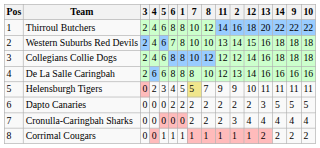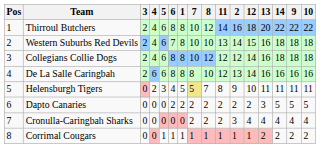(220, 89) 9 -> (220, 89) 8
